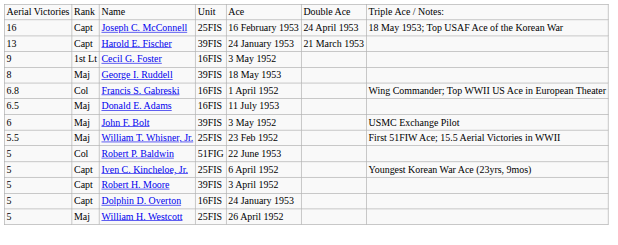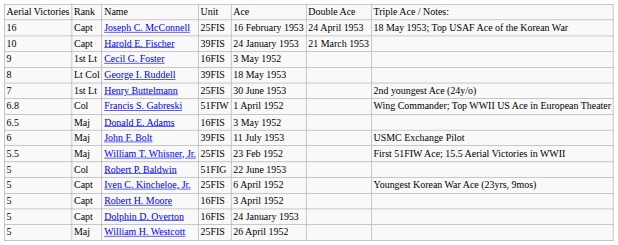(12, 43) 13 -> (12, 43) 10
(82, 75) Maj -> (87, 75) Lt Col
+ row: (141, 91)
(210, 91) 16FIS -> (215, 106) 51FIW
(254, 106) 11 July 1953 -> (257, 122) 3 May 1952
(252, 122) 3 May 1952 -> (259, 138) 11 July 1953
(210, 185) 39FIS -> (213, 201) 16FIS
